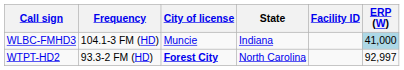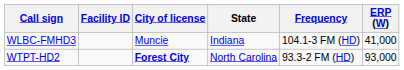columns swapped: (120, 18) <-> (335, 18)
(381, 40) lightblue background -> (381, 40) no background
(381, 57) 92,997 -> (381, 57) 93,000
